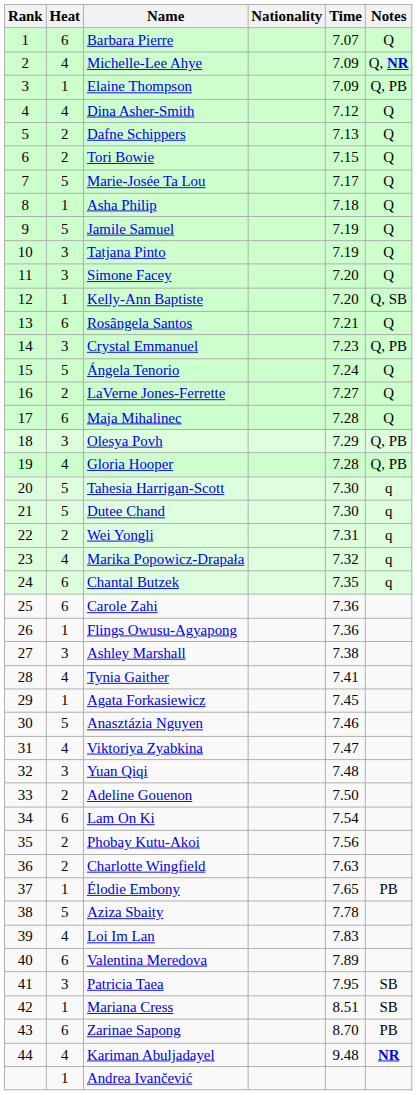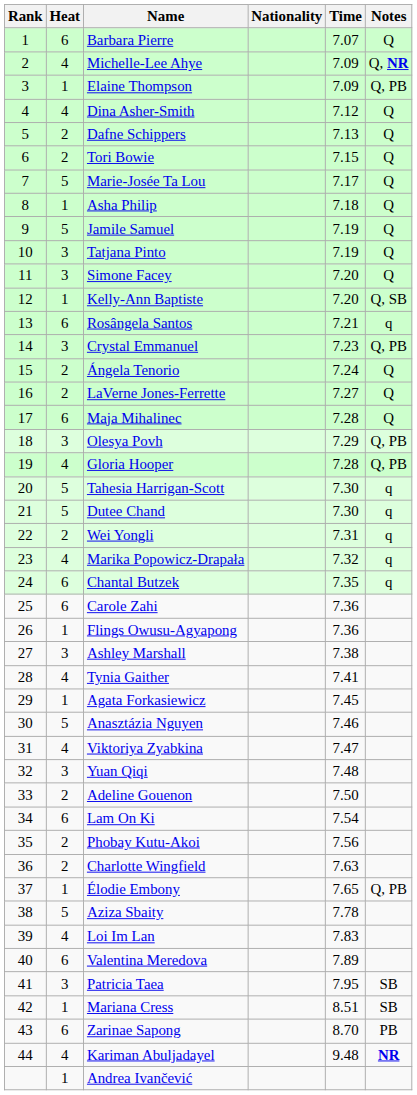(389, 323) Q -> (389, 323) q
(65, 370) 5 -> (65, 370) 2
(389, 889) PB -> (389, 889) Q, PB
